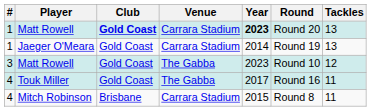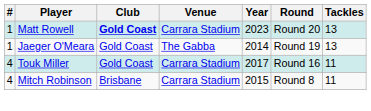(257, 30) bold -> (257, 30) normal
(201, 47) Carrara Stadium -> (188, 47) The Gabba
- row: (10, 64)
(188, 81) The Gabba -> (201, 64) Carrara Stadium
